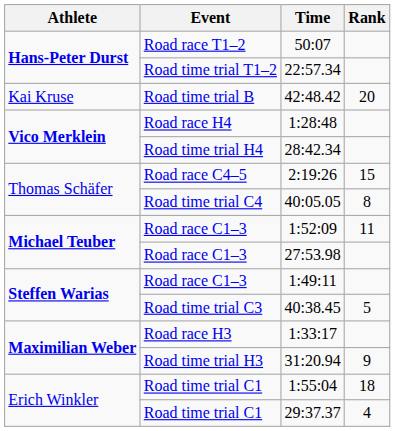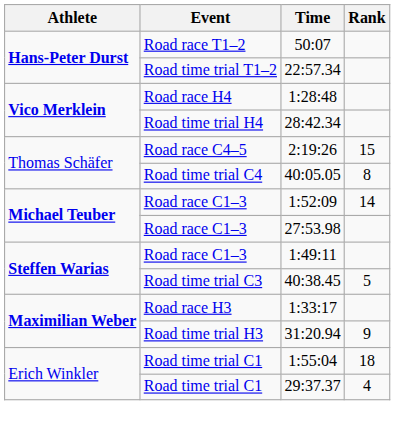- row: (313, 97)
(367, 228) 11 -> (367, 202) 14
